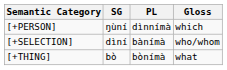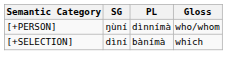(189, 27) which -> (198, 27) who/whom
(198, 42) who/whom -> (189, 42) which
- row: (29, 57)
